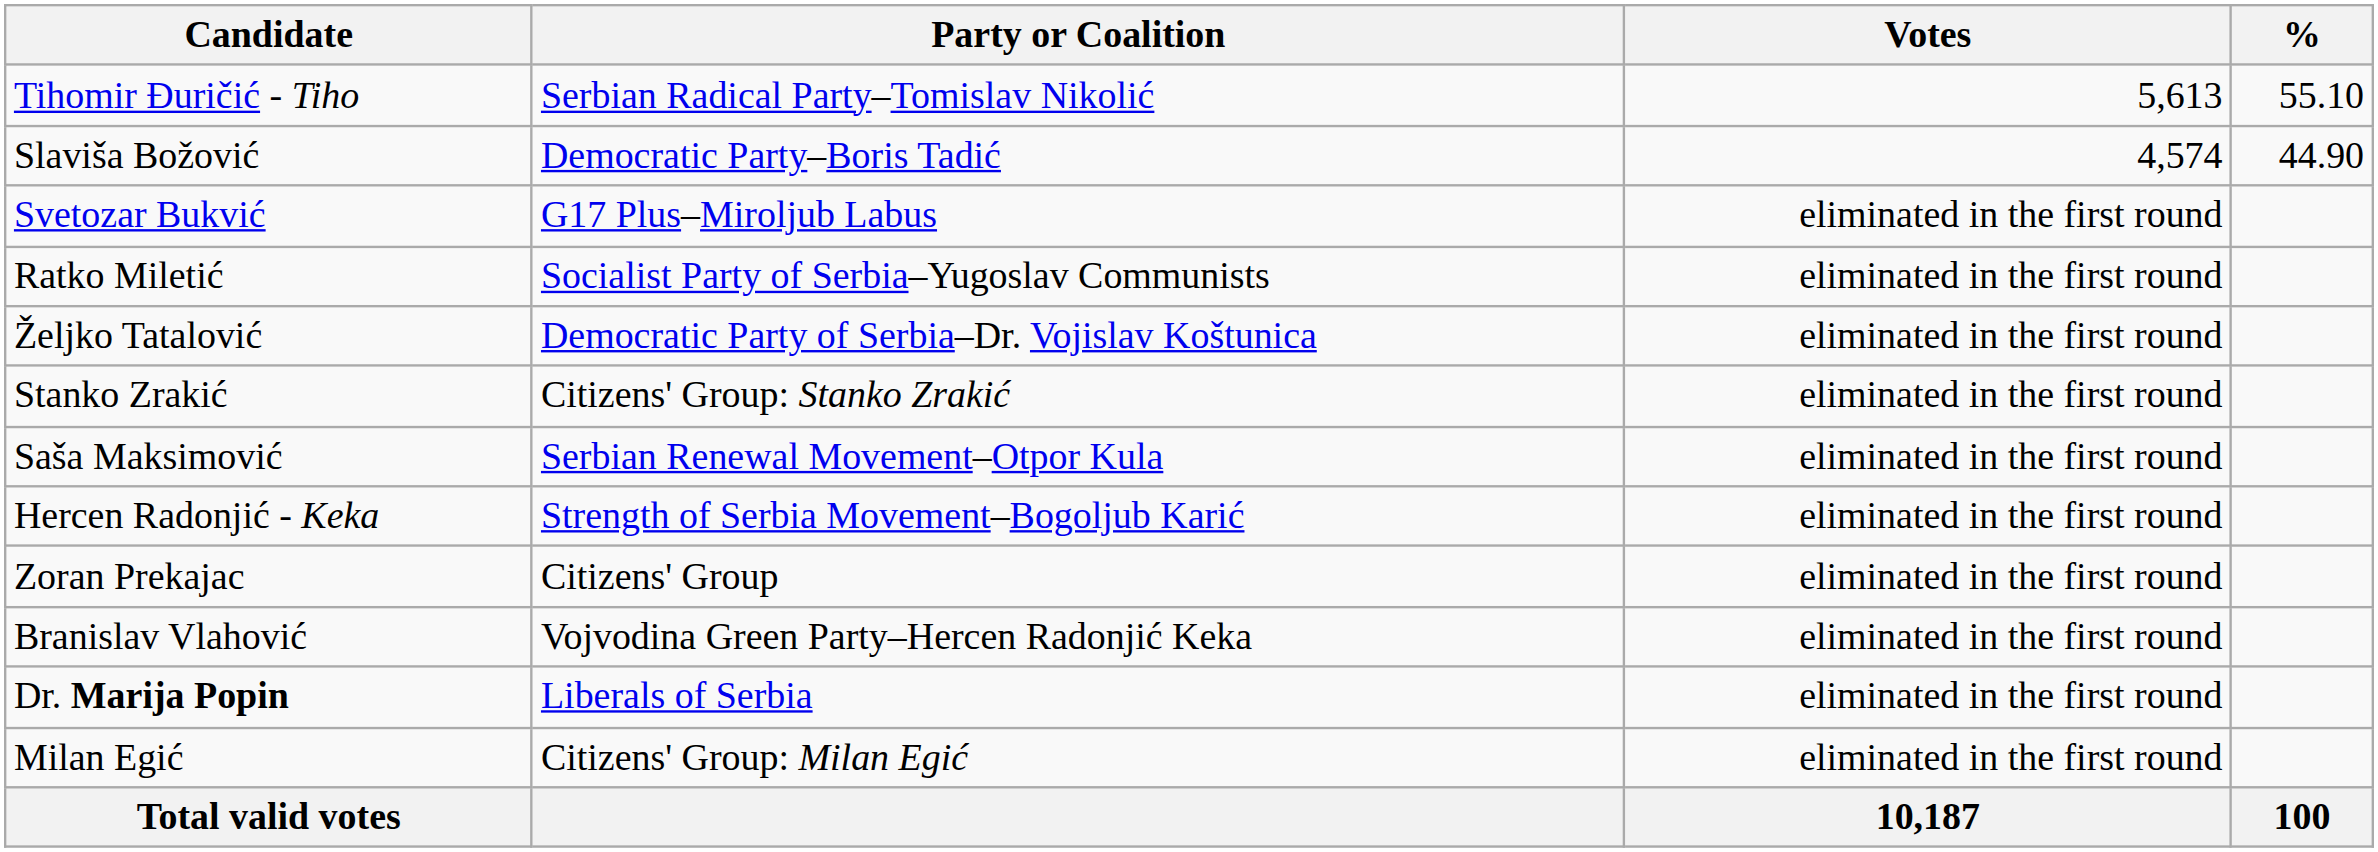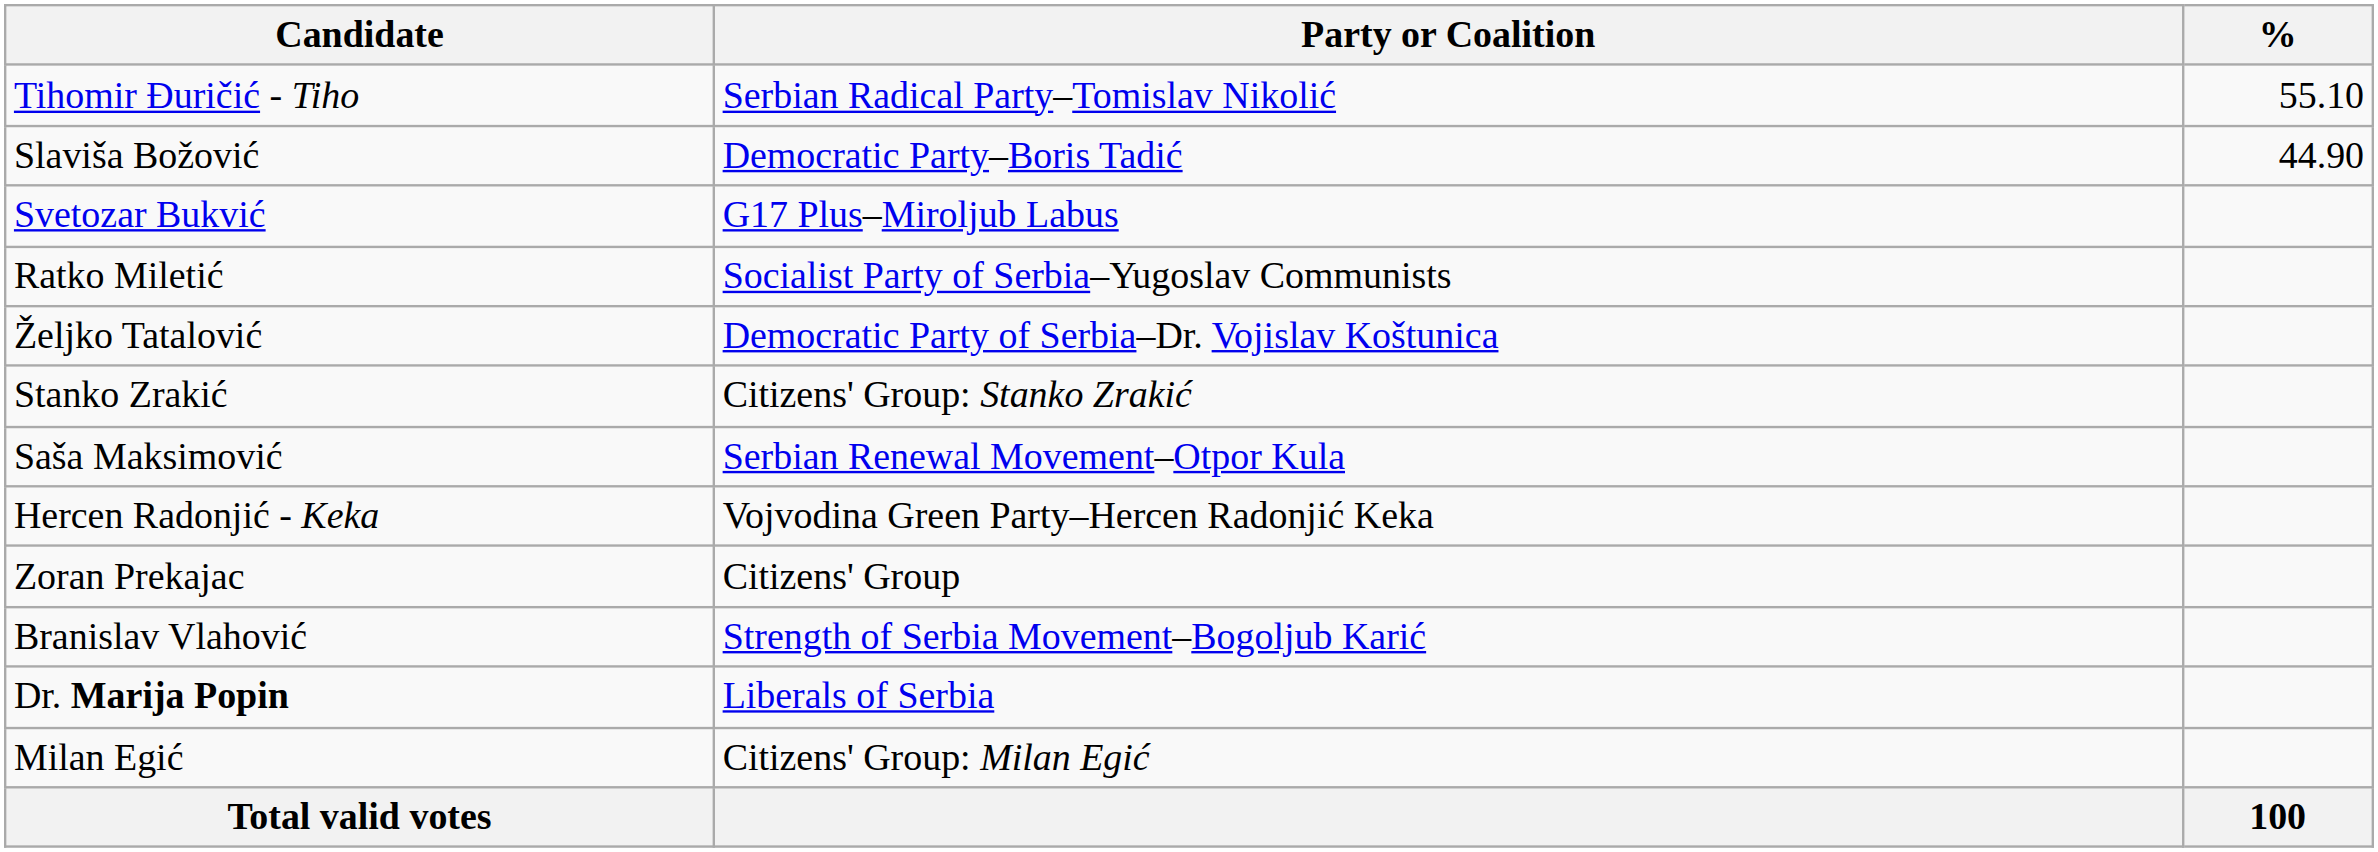- column: (1928, 34)
(893, 515) Strength of Serbia Movement–Bogoljub Karić -> (1078, 515) Vojvodina Green Party–Hercen Radonjić Keka
(897, 635) Vojvodina Green Party–Hercen Radonjić Keka -> (1074, 635) Strength of Serbia Movement–Bogoljub Karić
